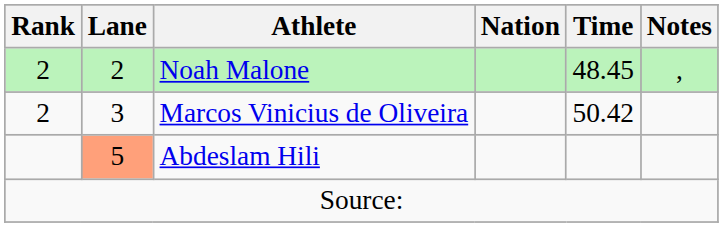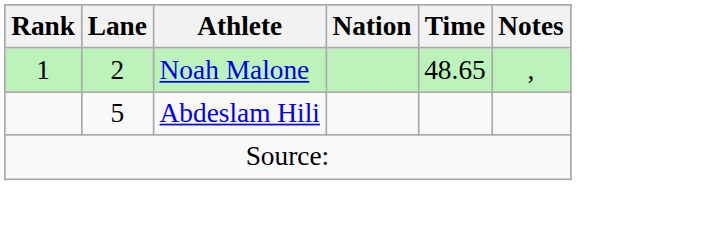(43, 69) 2 -> (43, 69) 1
(603, 69) 48.45 -> (455, 69) 48.65
- row: (314, 112)
(117, 156) lightsalmon background -> (117, 112) no background
